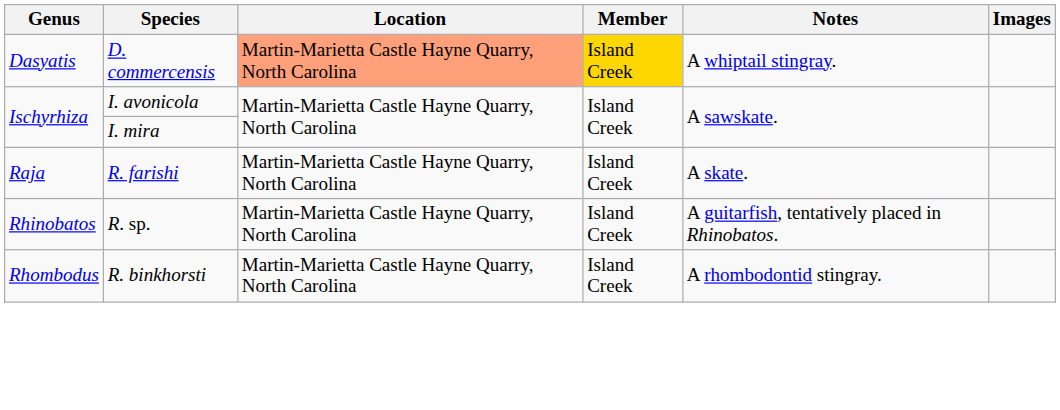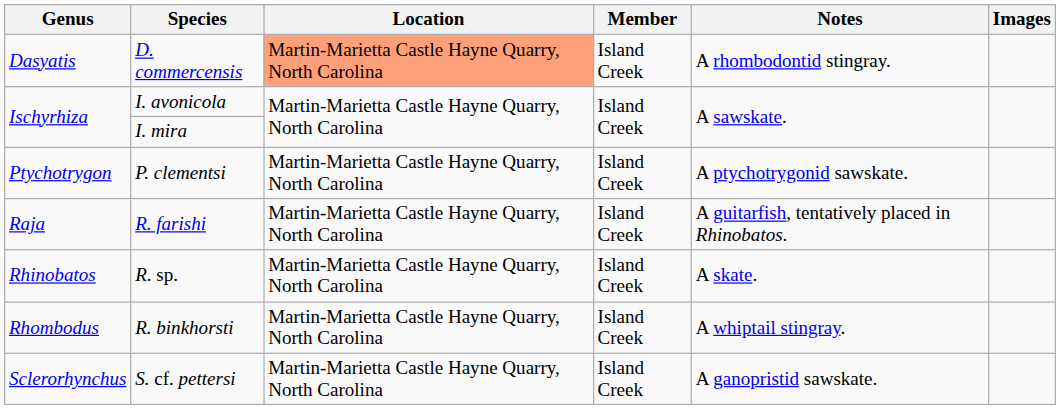(610, 60) gold background -> (621, 60) no background
(761, 60) A whiptail stingray. -> (793, 60) A rhombodontid stingray.
+ row: (180, 172)
(717, 172) A skate. -> (823, 224) A guitarfish, tentatively placed in Rhinobatos.
(814, 224) A guitarfish, tentatively placed in Rhinobatos. -> (727, 275) A skate.
(784, 275) A rhombodontid stingray. -> (771, 327) A whiptail stingray.
+ row: (185, 378)
